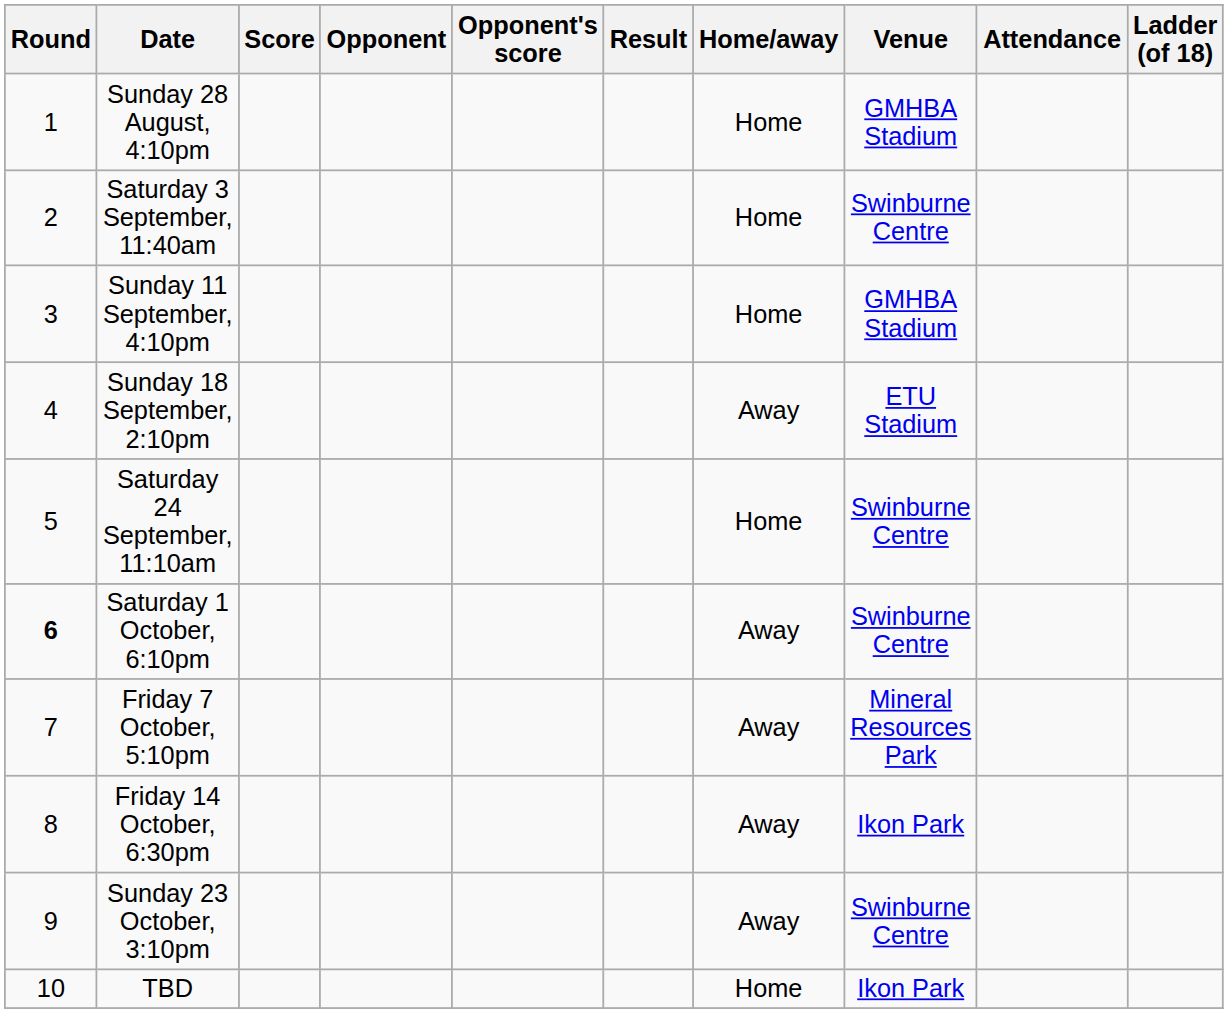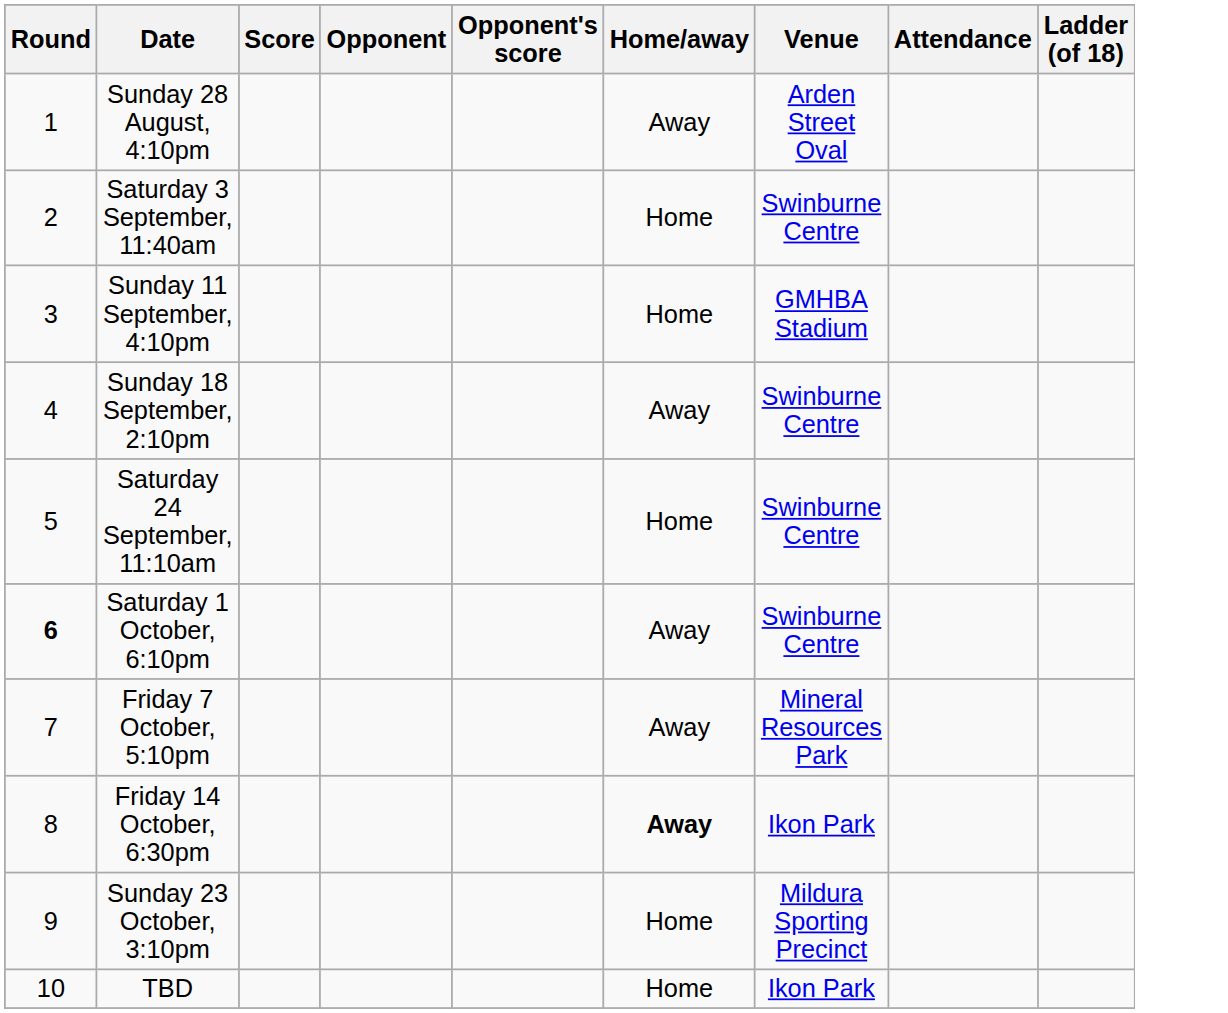- column: (648, 39)
(769, 122) Home -> (679, 122) Away
(911, 122) GMHBA Stadium -> (821, 122) Arden Street Oval
(911, 411) ETU Stadium -> (821, 411) Swinburne Centre
(769, 824) normal -> (679, 824) bold
(769, 921) Away -> (679, 921) Home
(911, 921) Swinburne Centre -> (821, 921) Mildura Sporting Precinct
